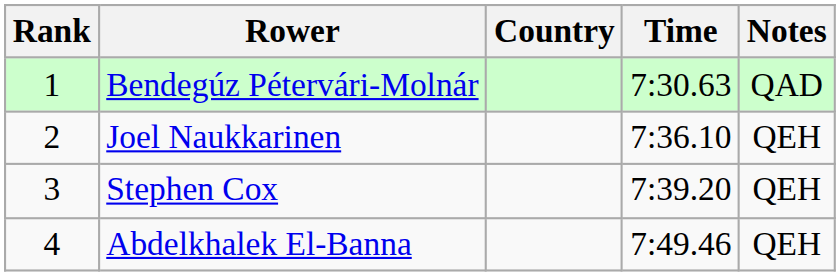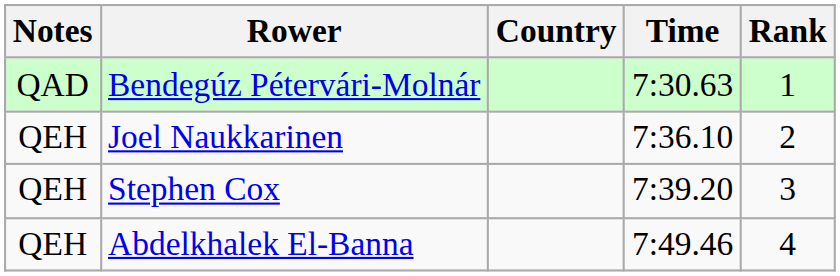columns swapped: (52, 31) <-> (787, 31)
